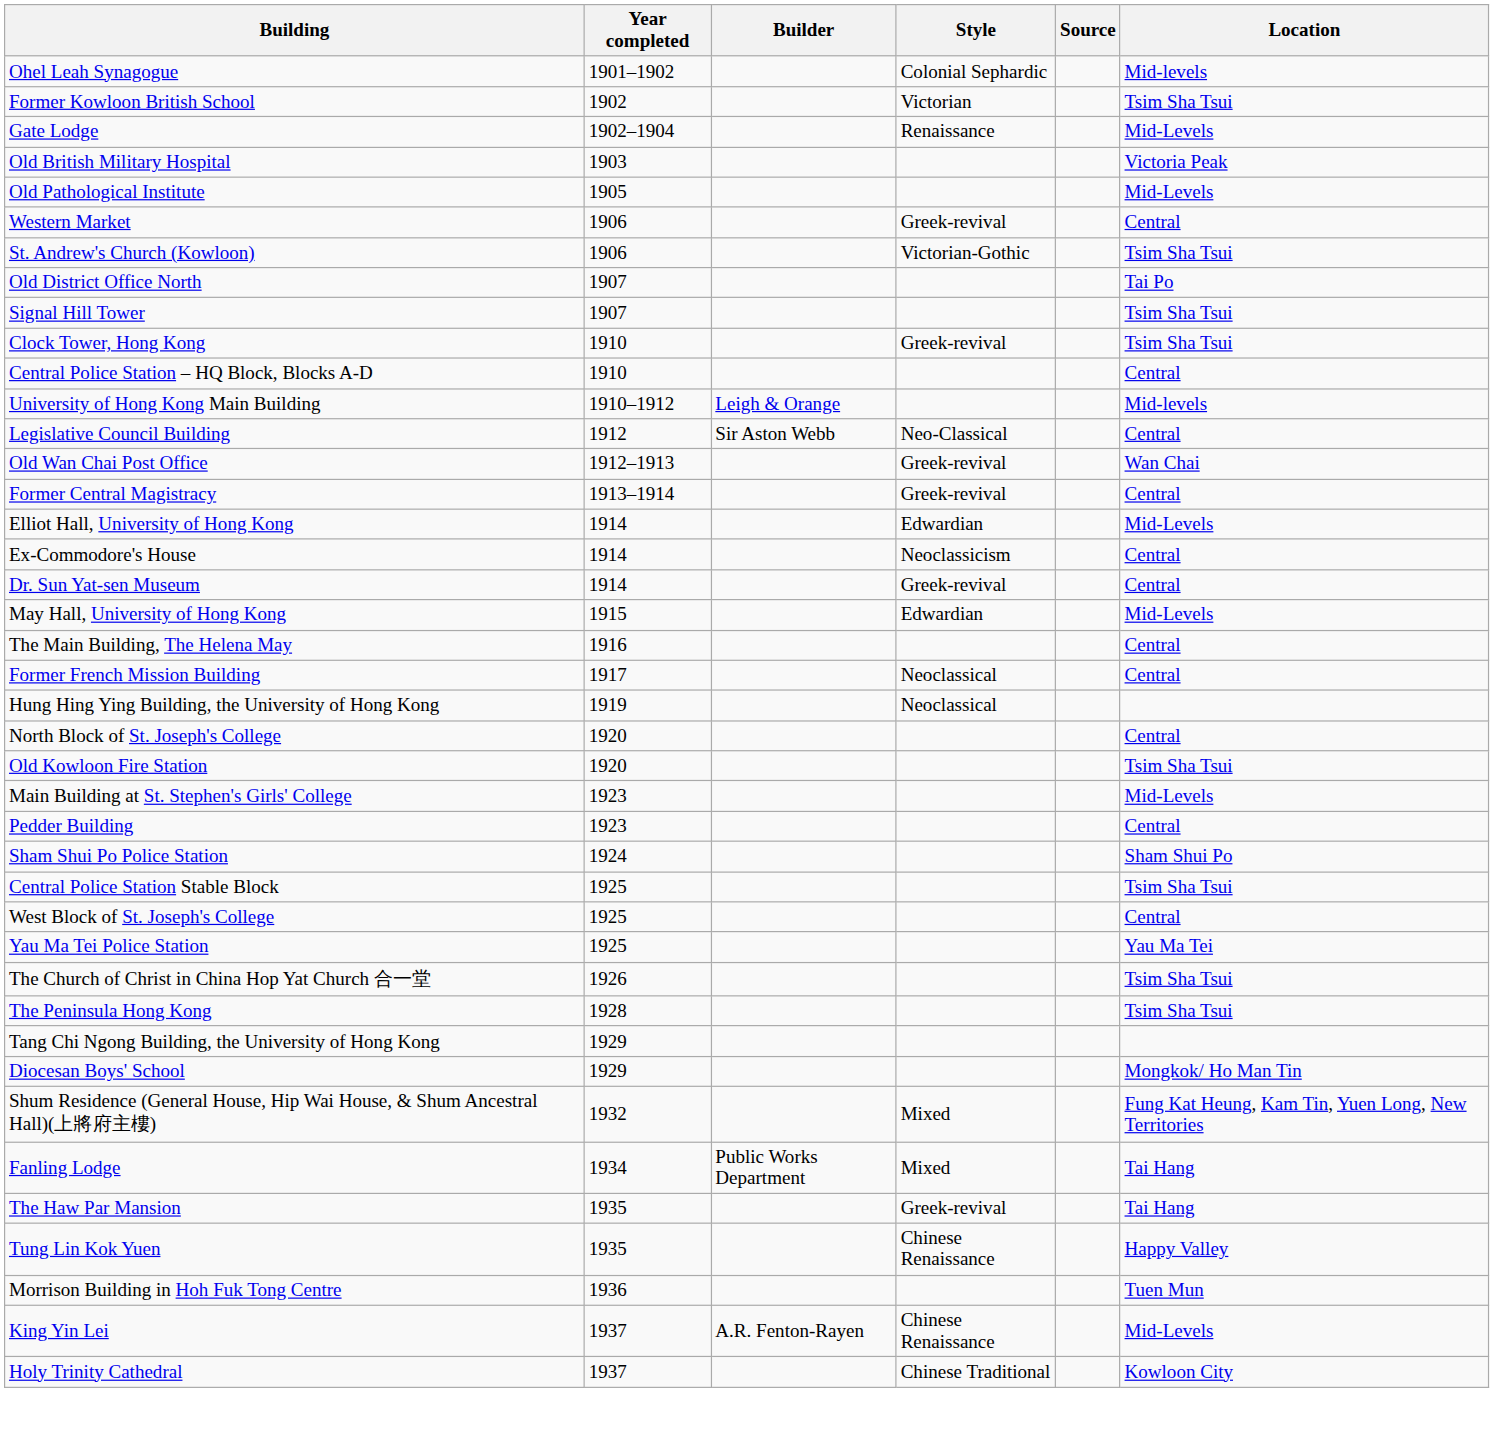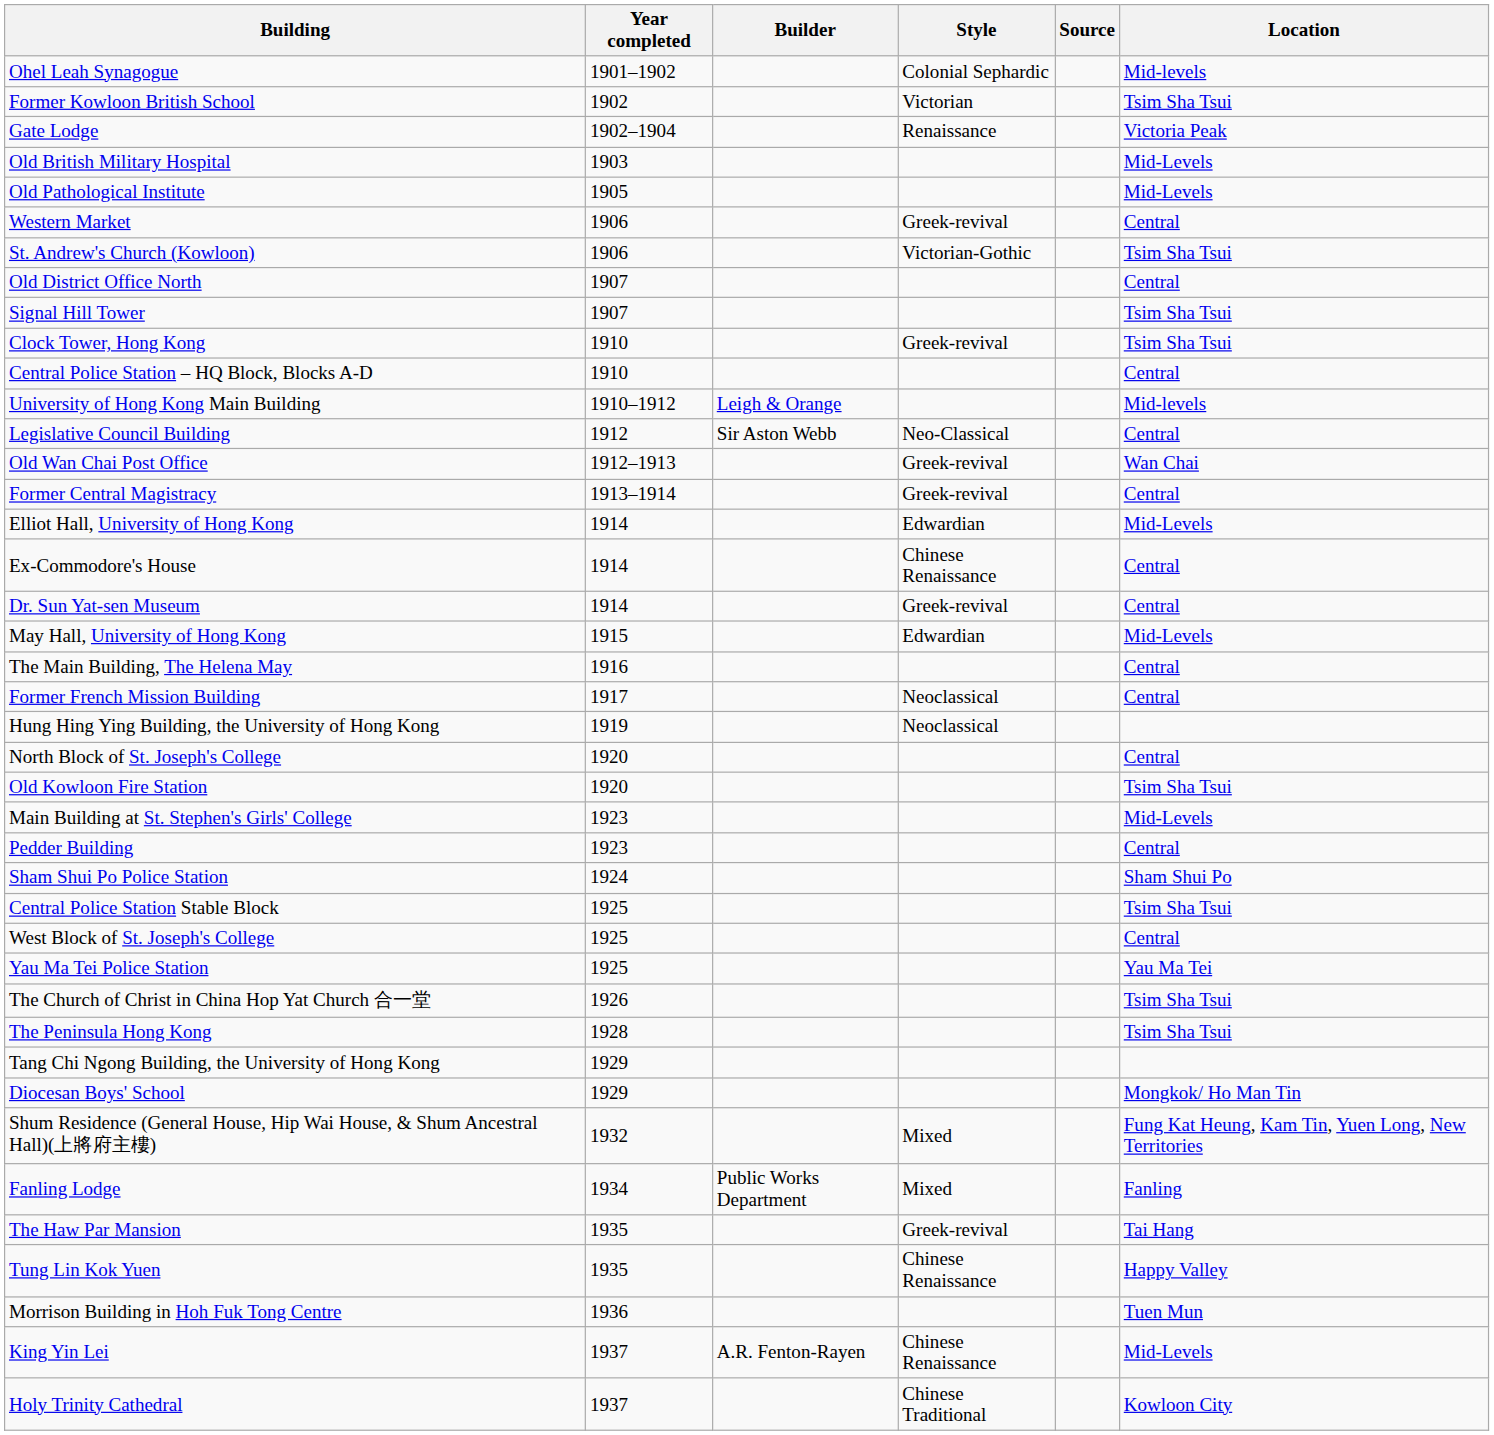(1169, 131) Mid-Levels -> (1175, 131) Victoria Peak
(1176, 161) Victoria Peak -> (1168, 161) Mid-Levels
(1149, 282) Tai Po -> (1152, 282) Central
(956, 554) Neoclassicism -> (949, 565) Chinese Renaissance
(1160, 1167) Tai Hang -> (1153, 1188) Fanling
